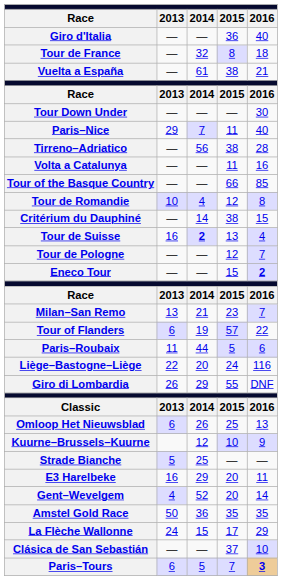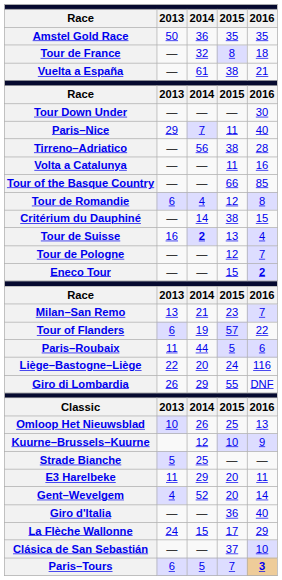rows swapped: (81, 36) <-> (81, 513)
(172, 201) 10 -> (172, 201) 6
(172, 424) 6 -> (172, 424) 10
(172, 478) 16 -> (172, 478) 11
